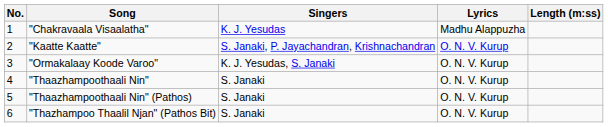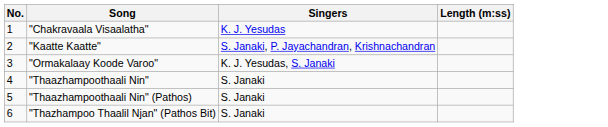- column: (483, 13)
